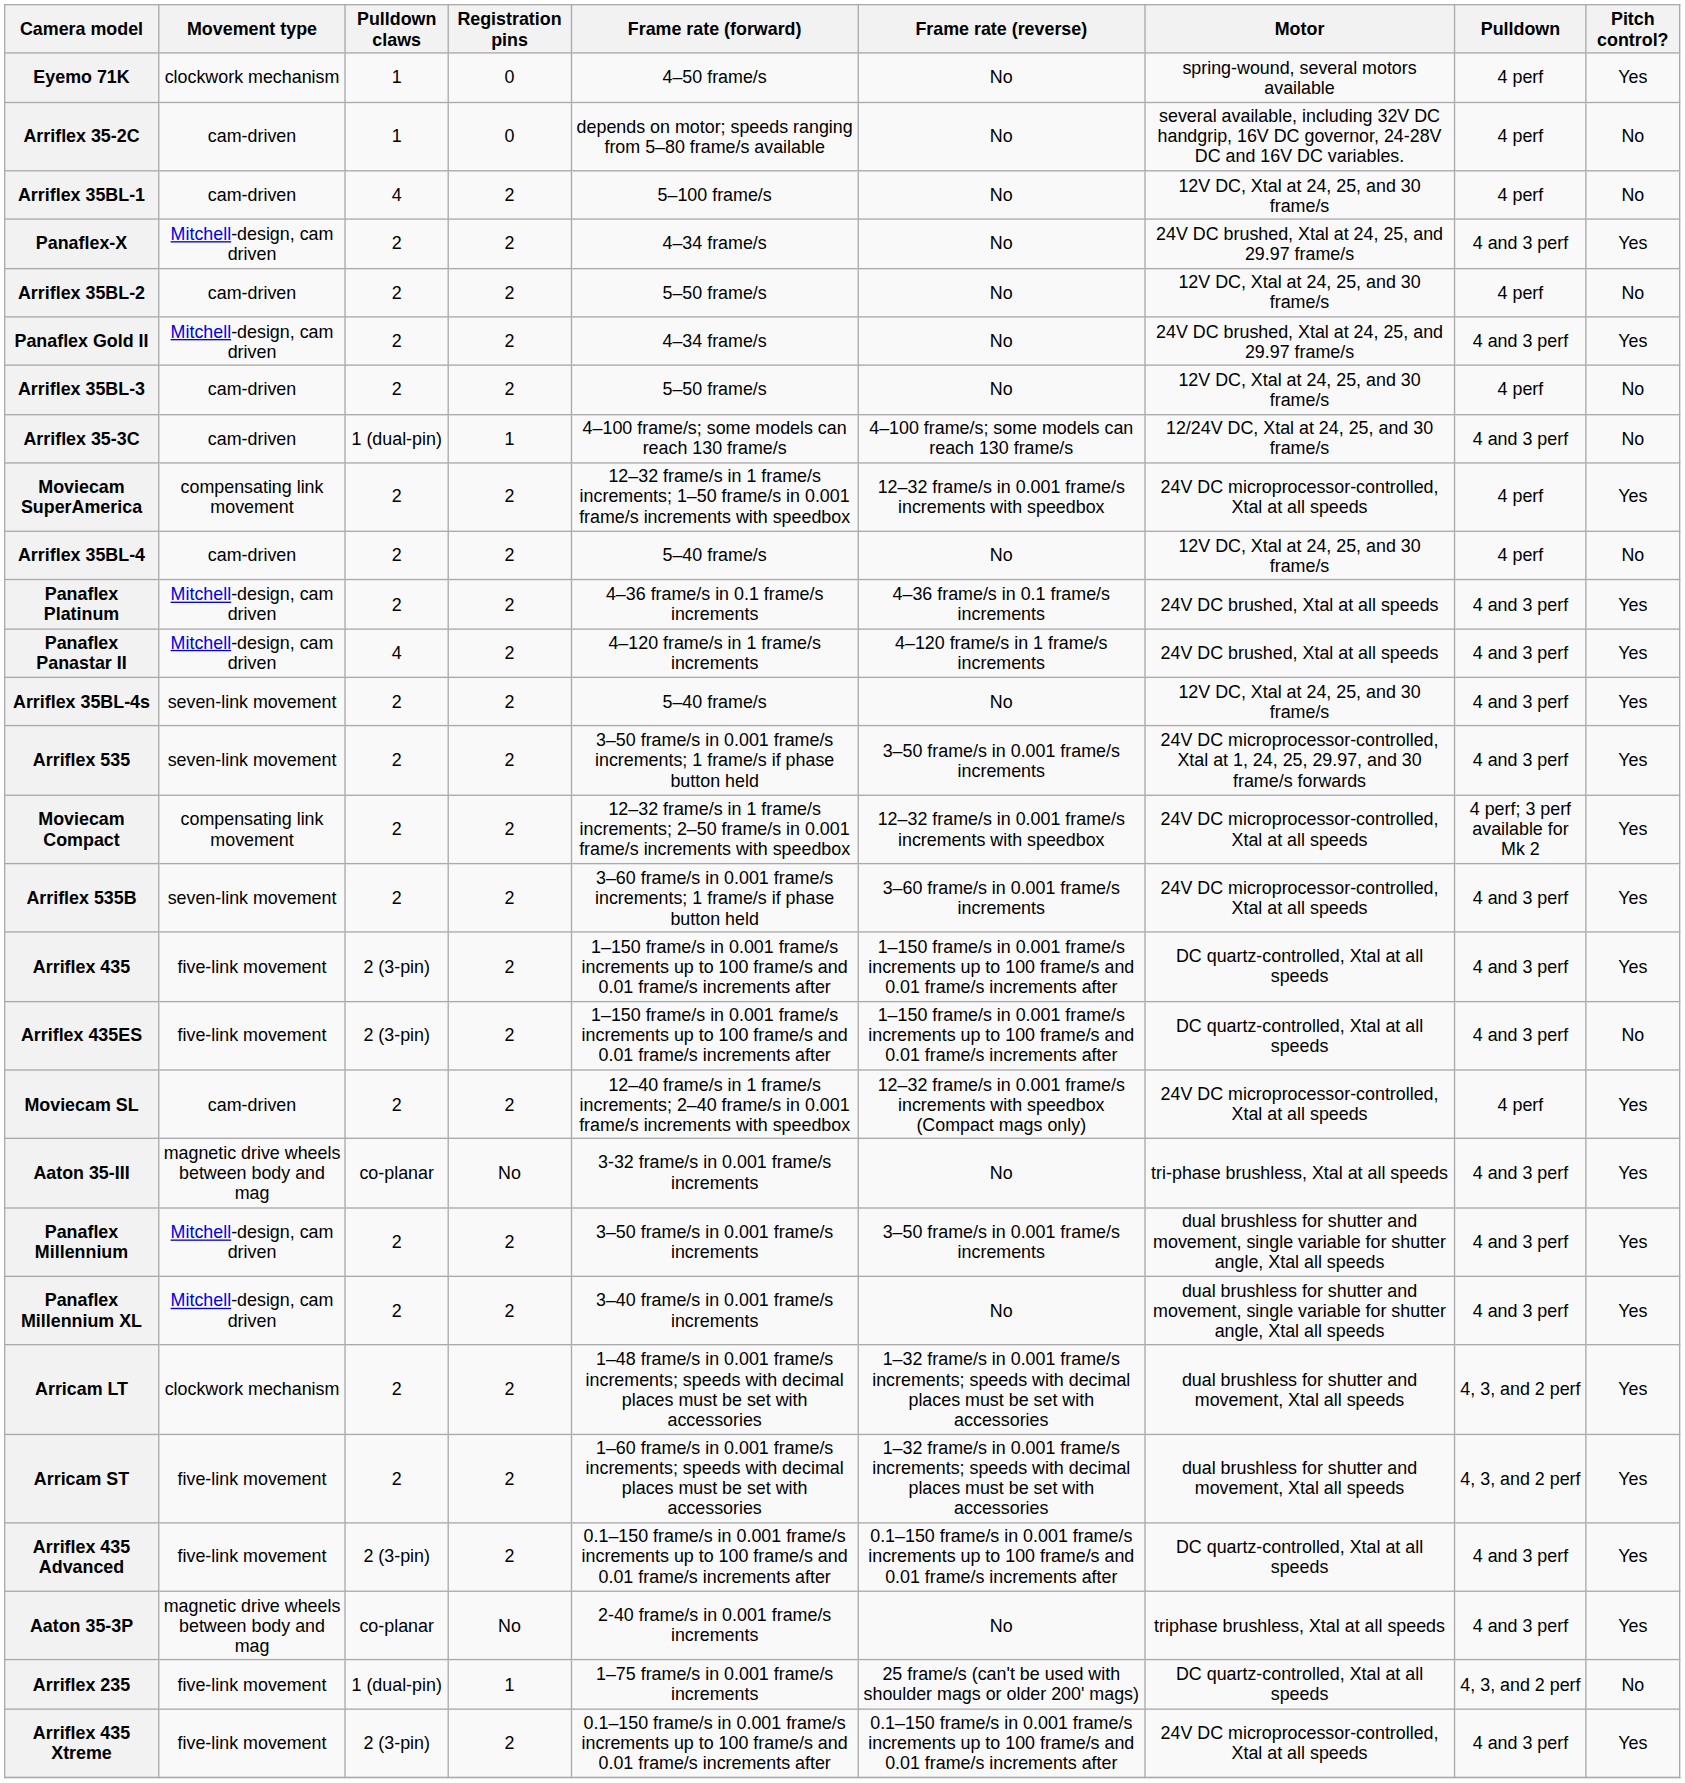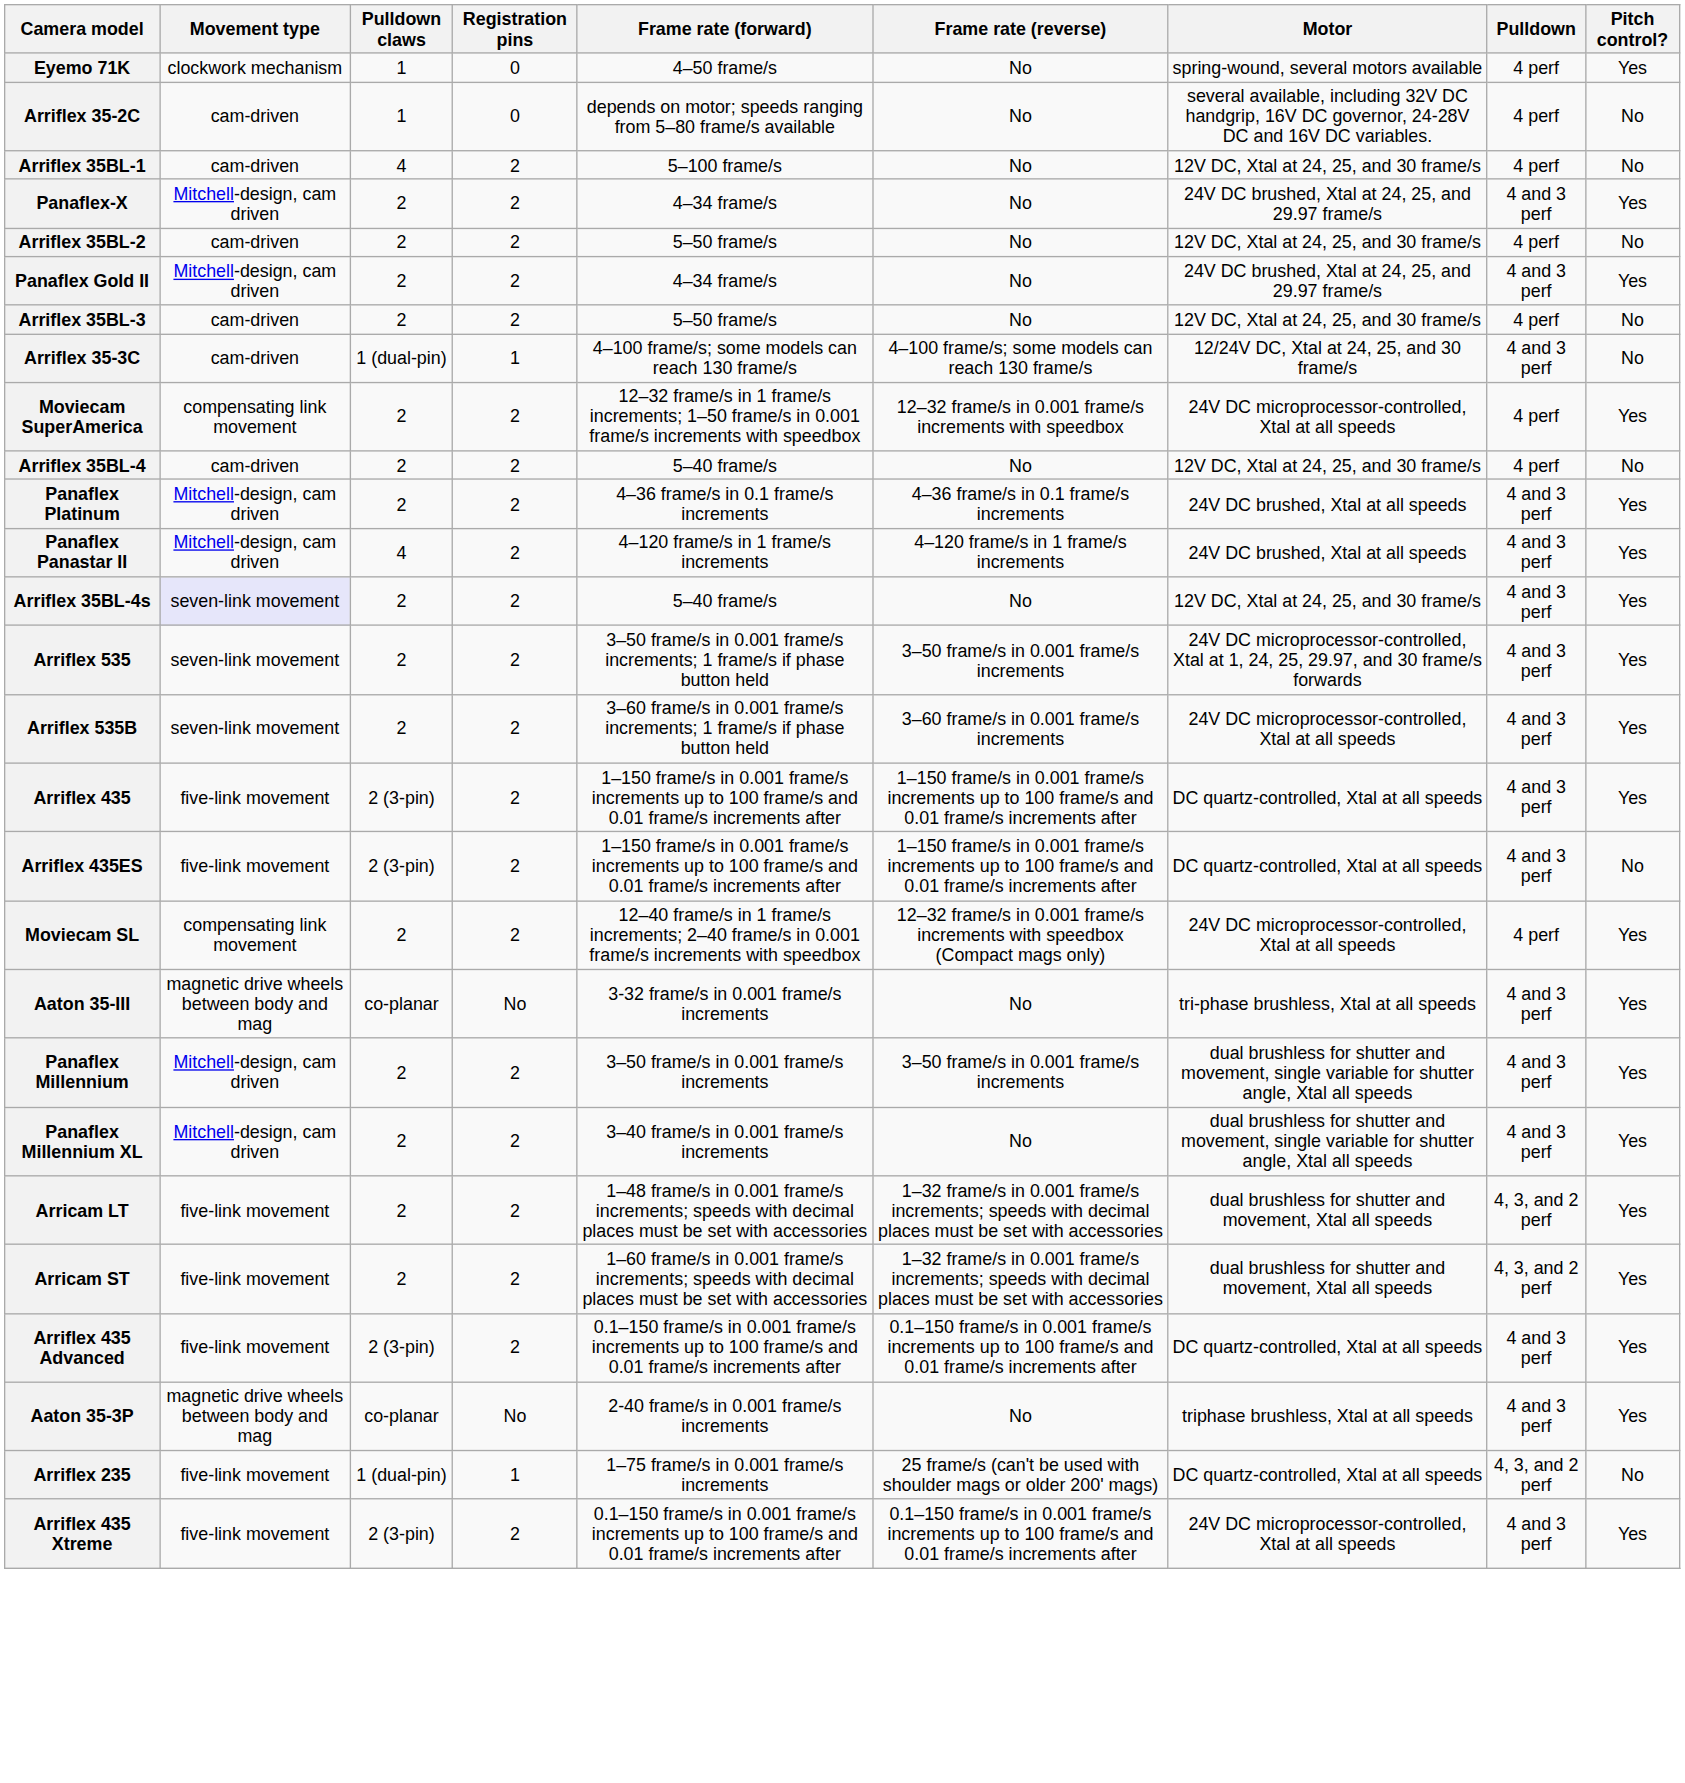(252, 702) no background -> (255, 602) lavender background
- row: (82, 830)
(252, 1105) cam-driven -> (255, 935) compensating link movement
(252, 1390) clockwork mechanism -> (255, 1210) five-link movement
